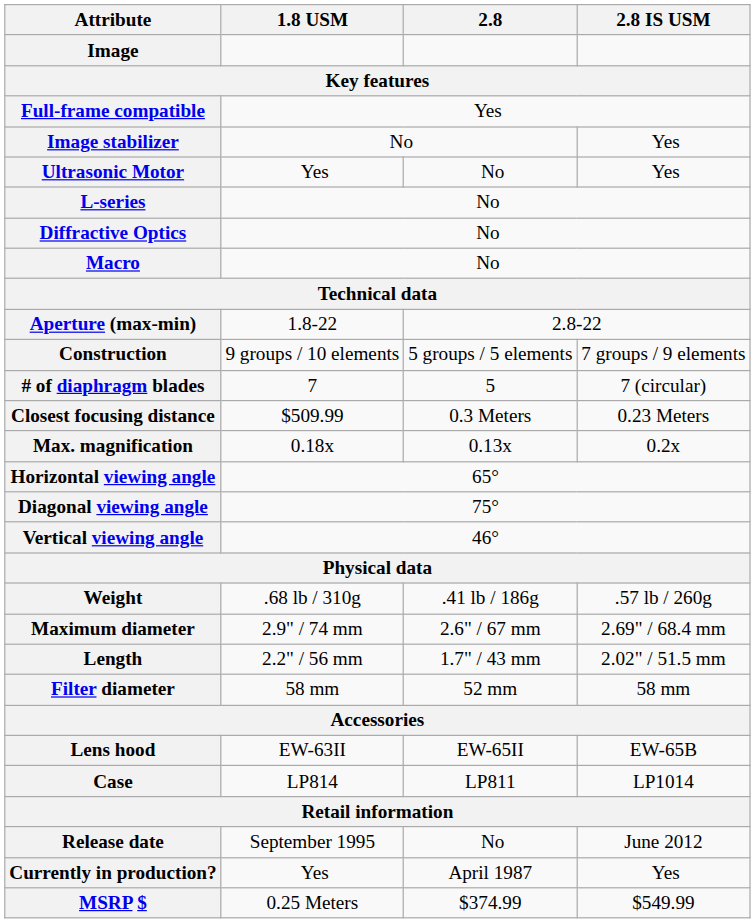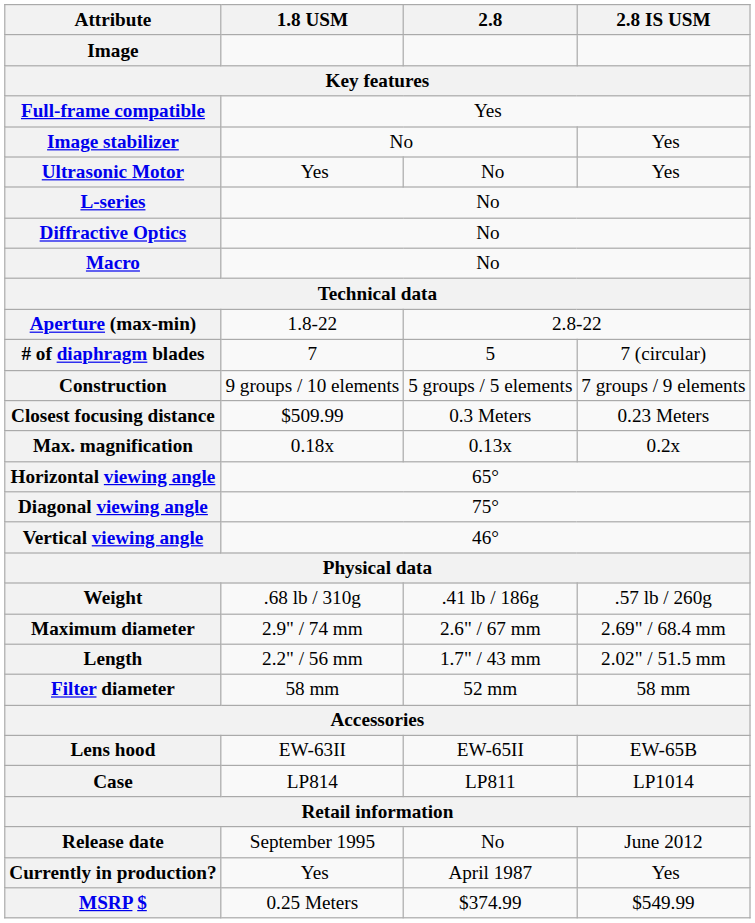rows swapped: (113, 354) <-> (113, 385)
